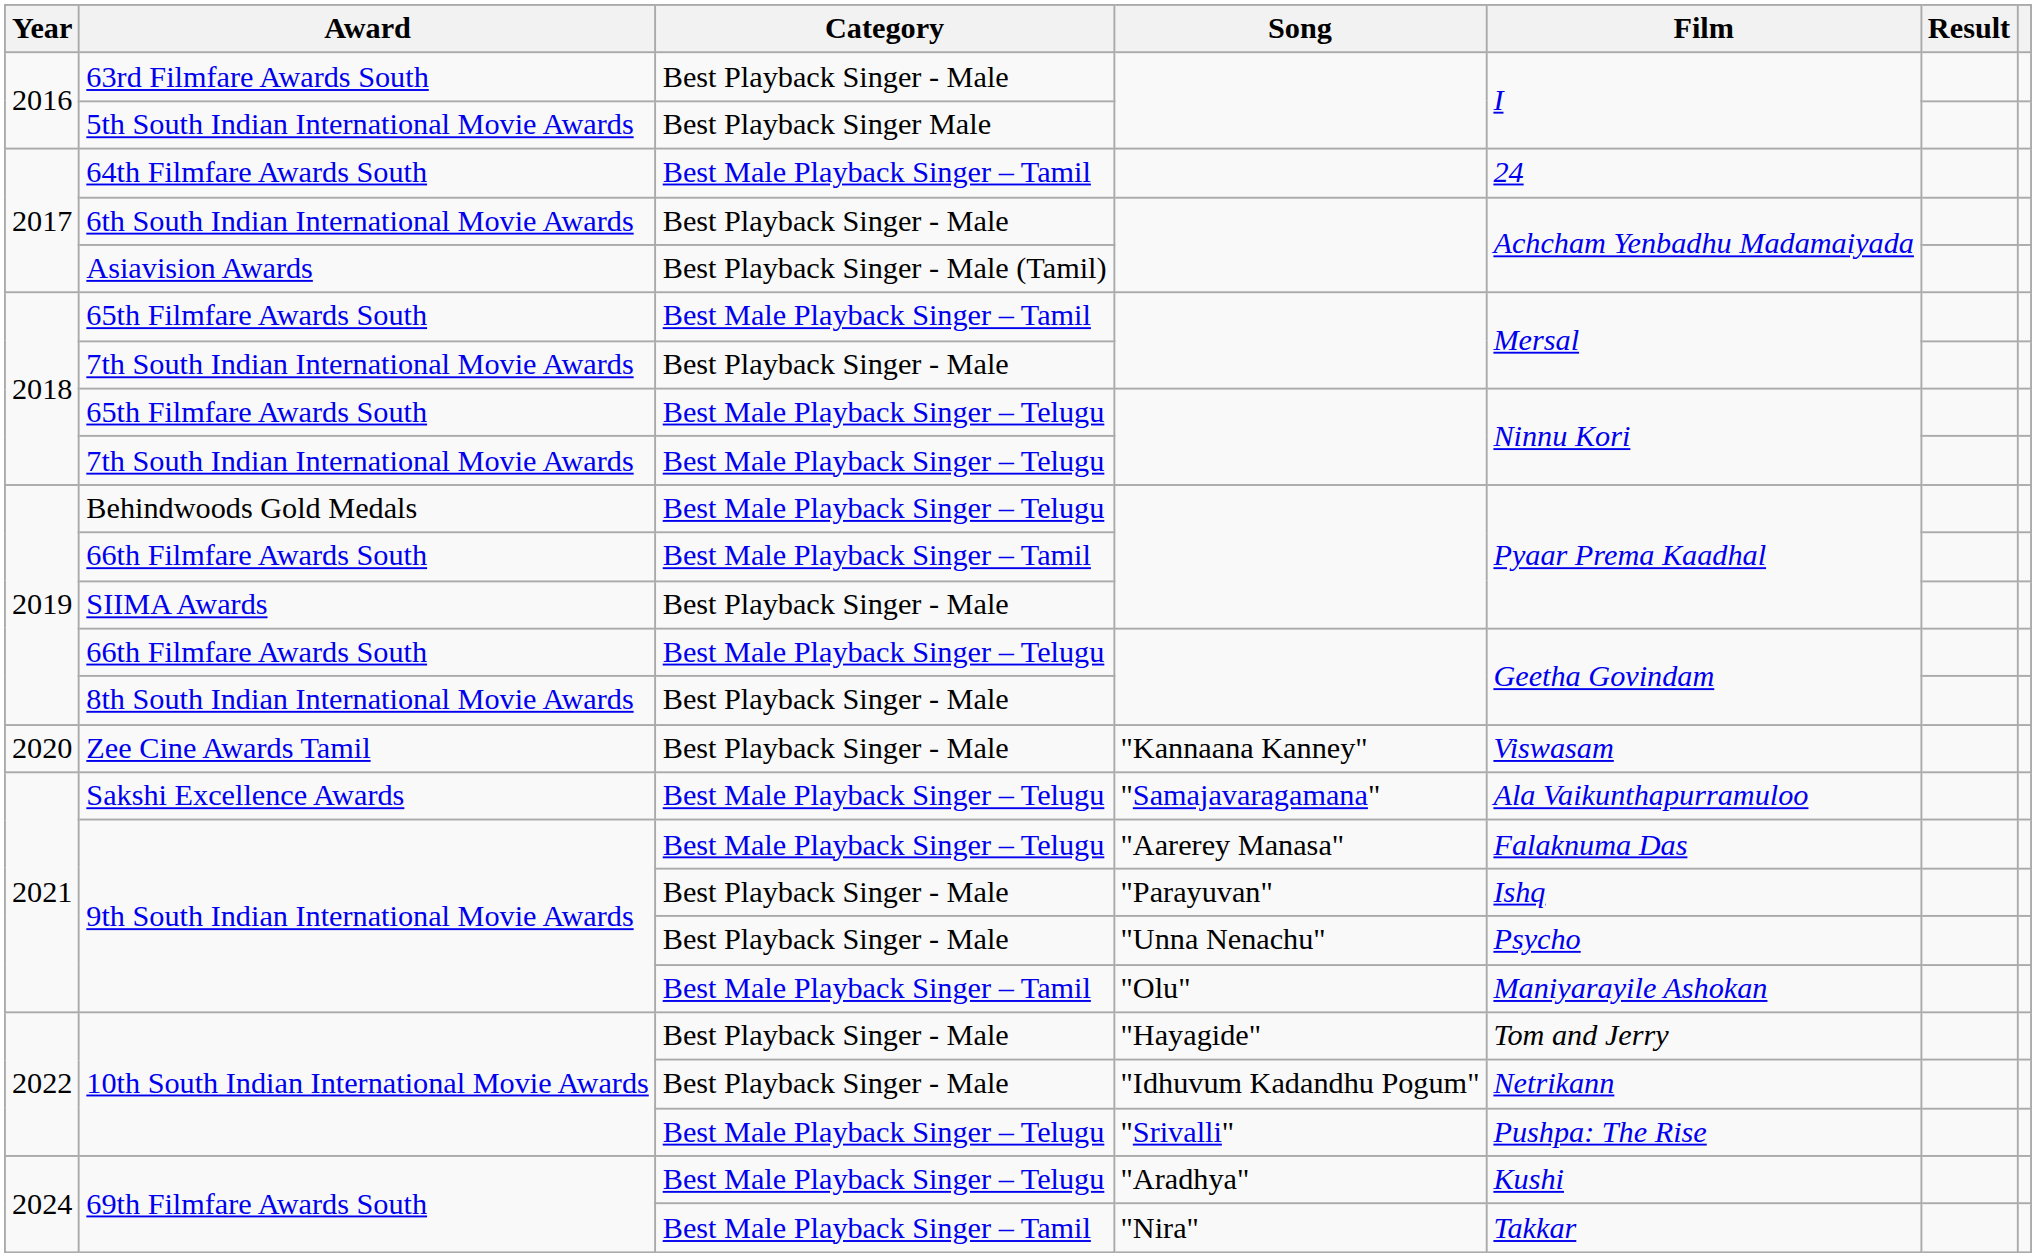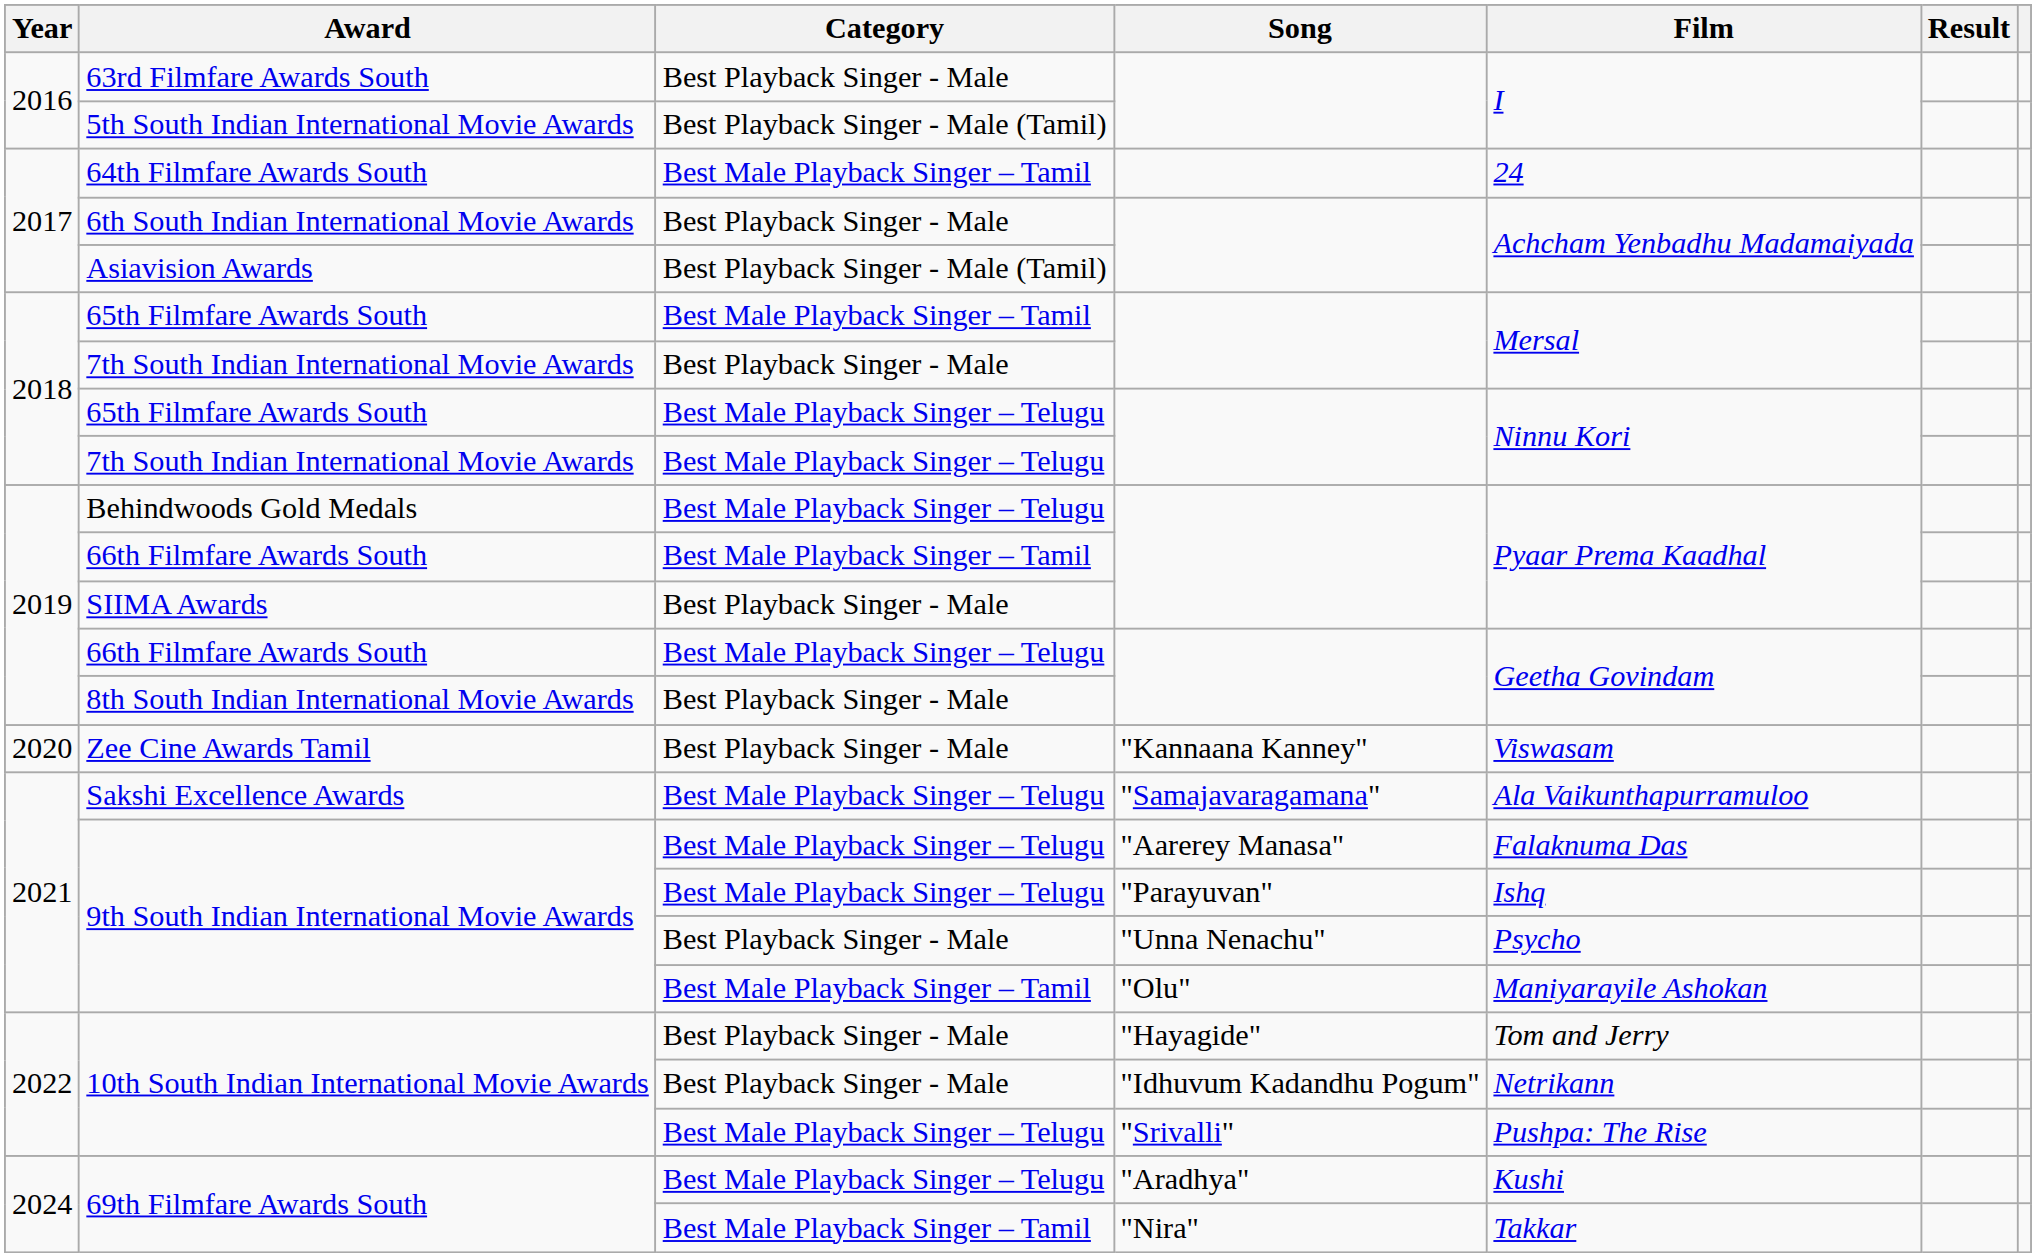(827, 124) Best Playback Singer Male -> (885, 124) Best Playback Singer - Male (Tamil)
(836, 891) Best Playback Singer - Male -> (884, 891) Best Male Playback Singer – Telugu
